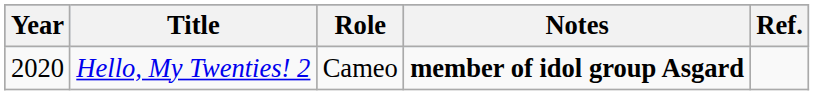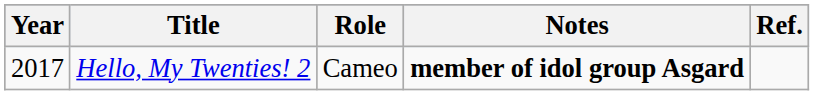(38, 67) 2020 -> (38, 67) 2017
